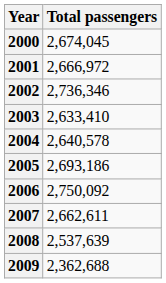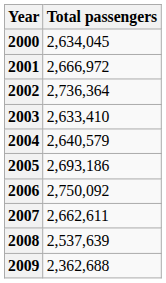(78, 41) 2,674,045 -> (78, 41) 2,634,045
(78, 91) 2,736,346 -> (78, 91) 2,736,364
(78, 141) 2,640,578 -> (78, 141) 2,640,579
